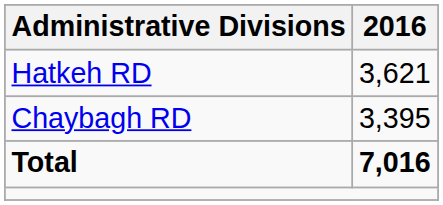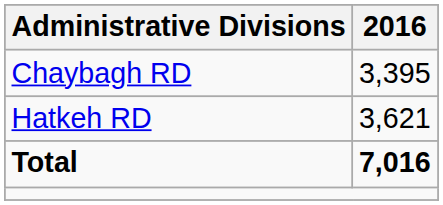rows swapped: (101, 118) <-> (82, 72)
